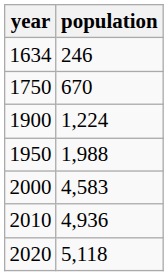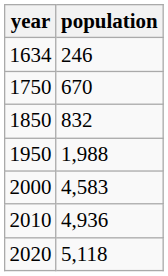+ row: (30, 120)
- row: (30, 120)
